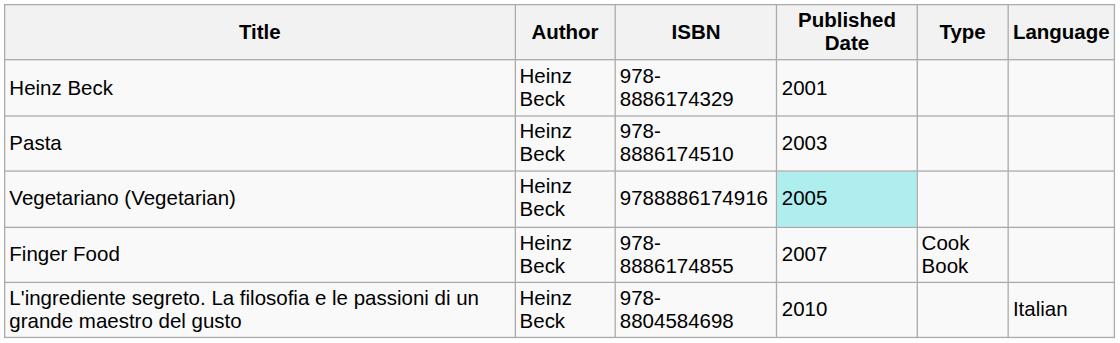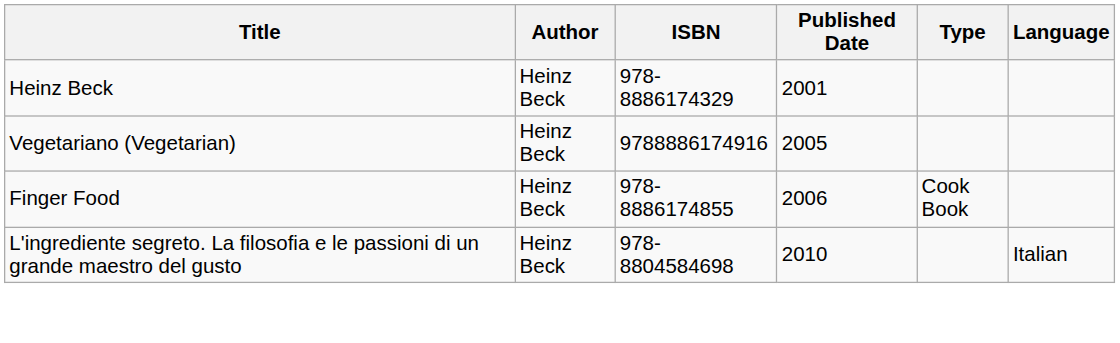- row: (36, 143)
(805, 198) paleturquoise background -> (805, 143) no background
(805, 254) 2007 -> (805, 198) 2006
